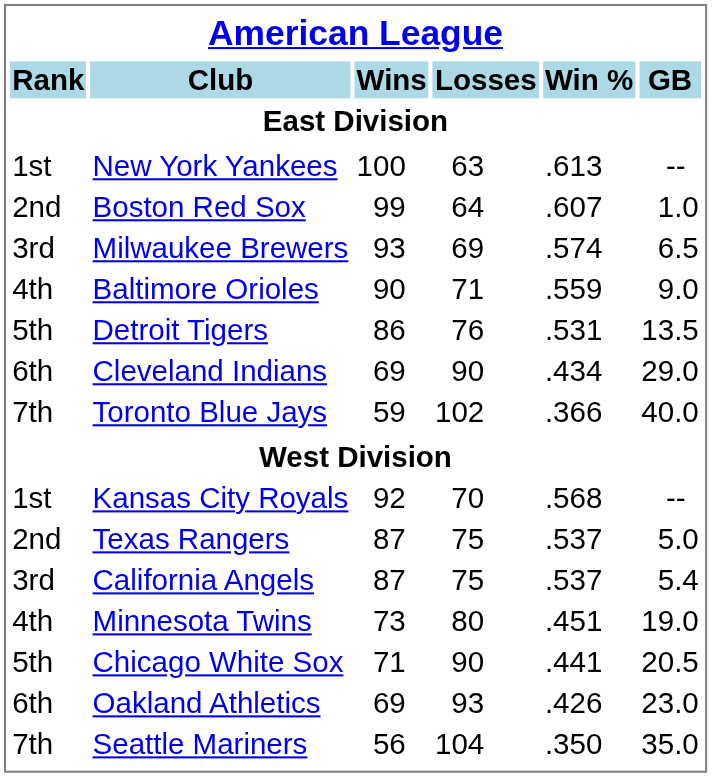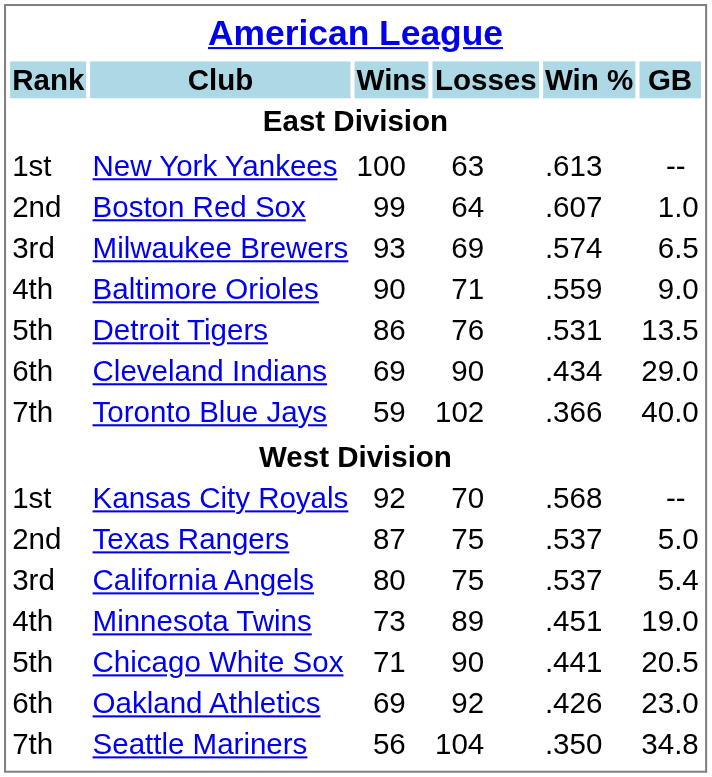(381, 580) 87 -> (381, 580) 80
(460, 621) 80 -> (460, 621) 89
(460, 703) 93 -> (460, 703) 92
(670, 744) 35.0 -> (670, 744) 34.8
